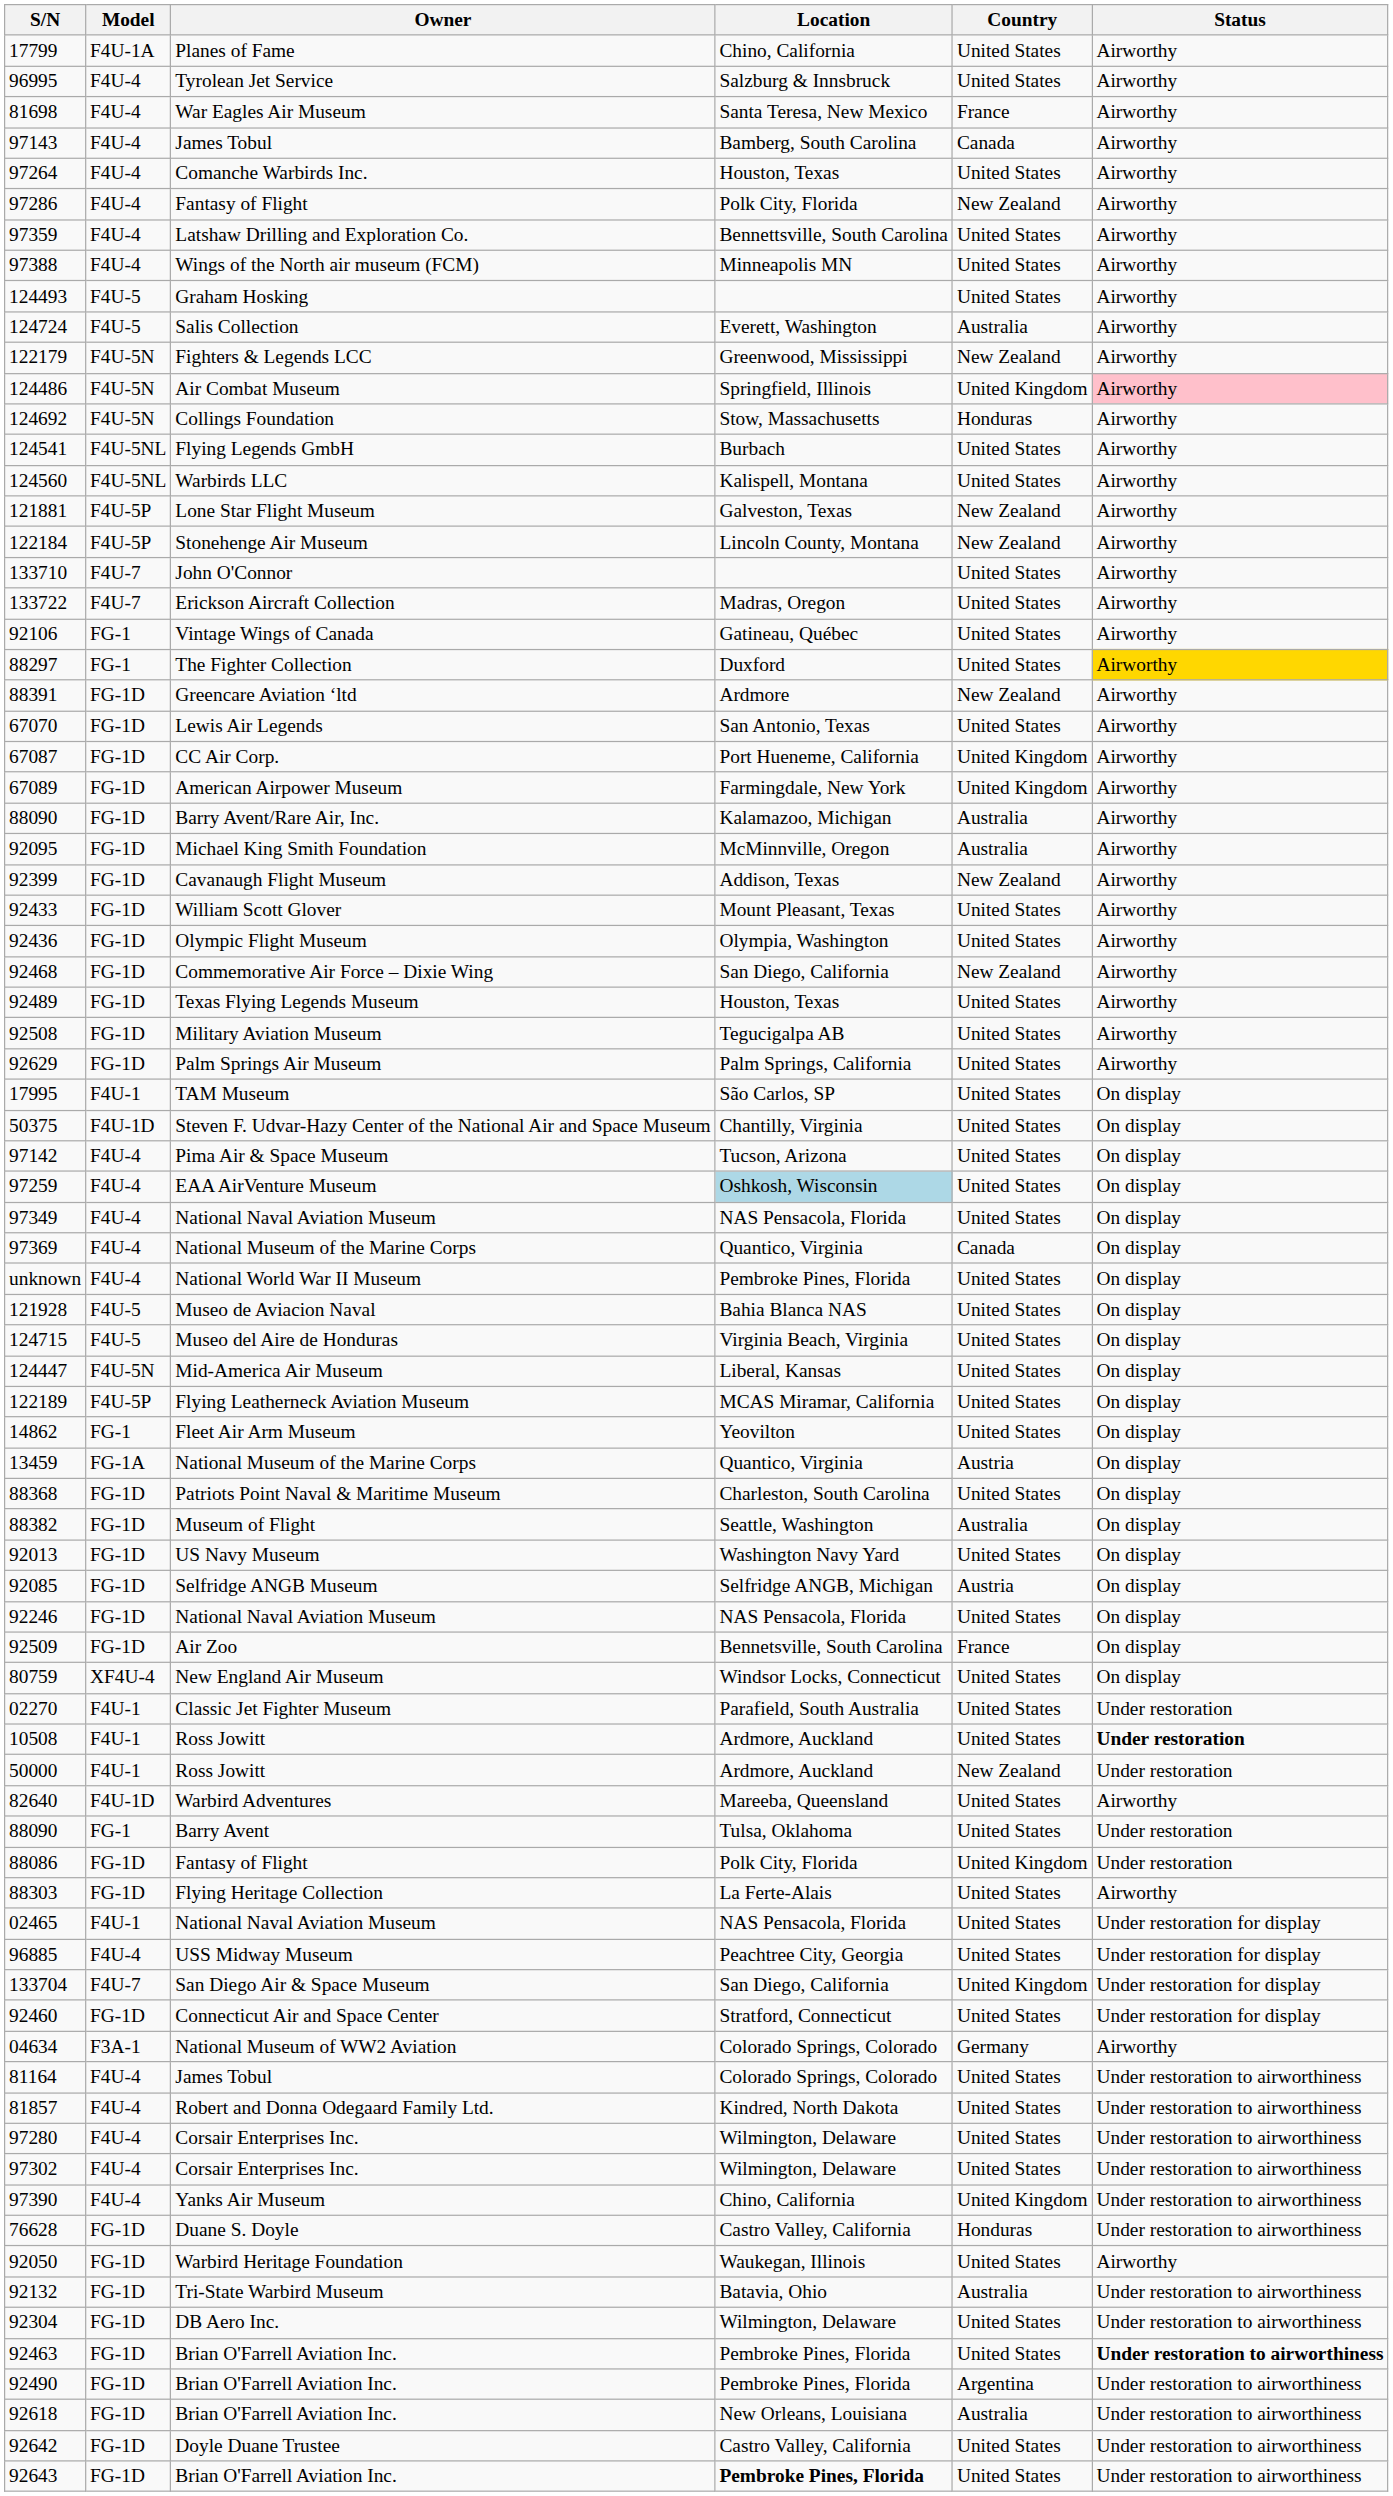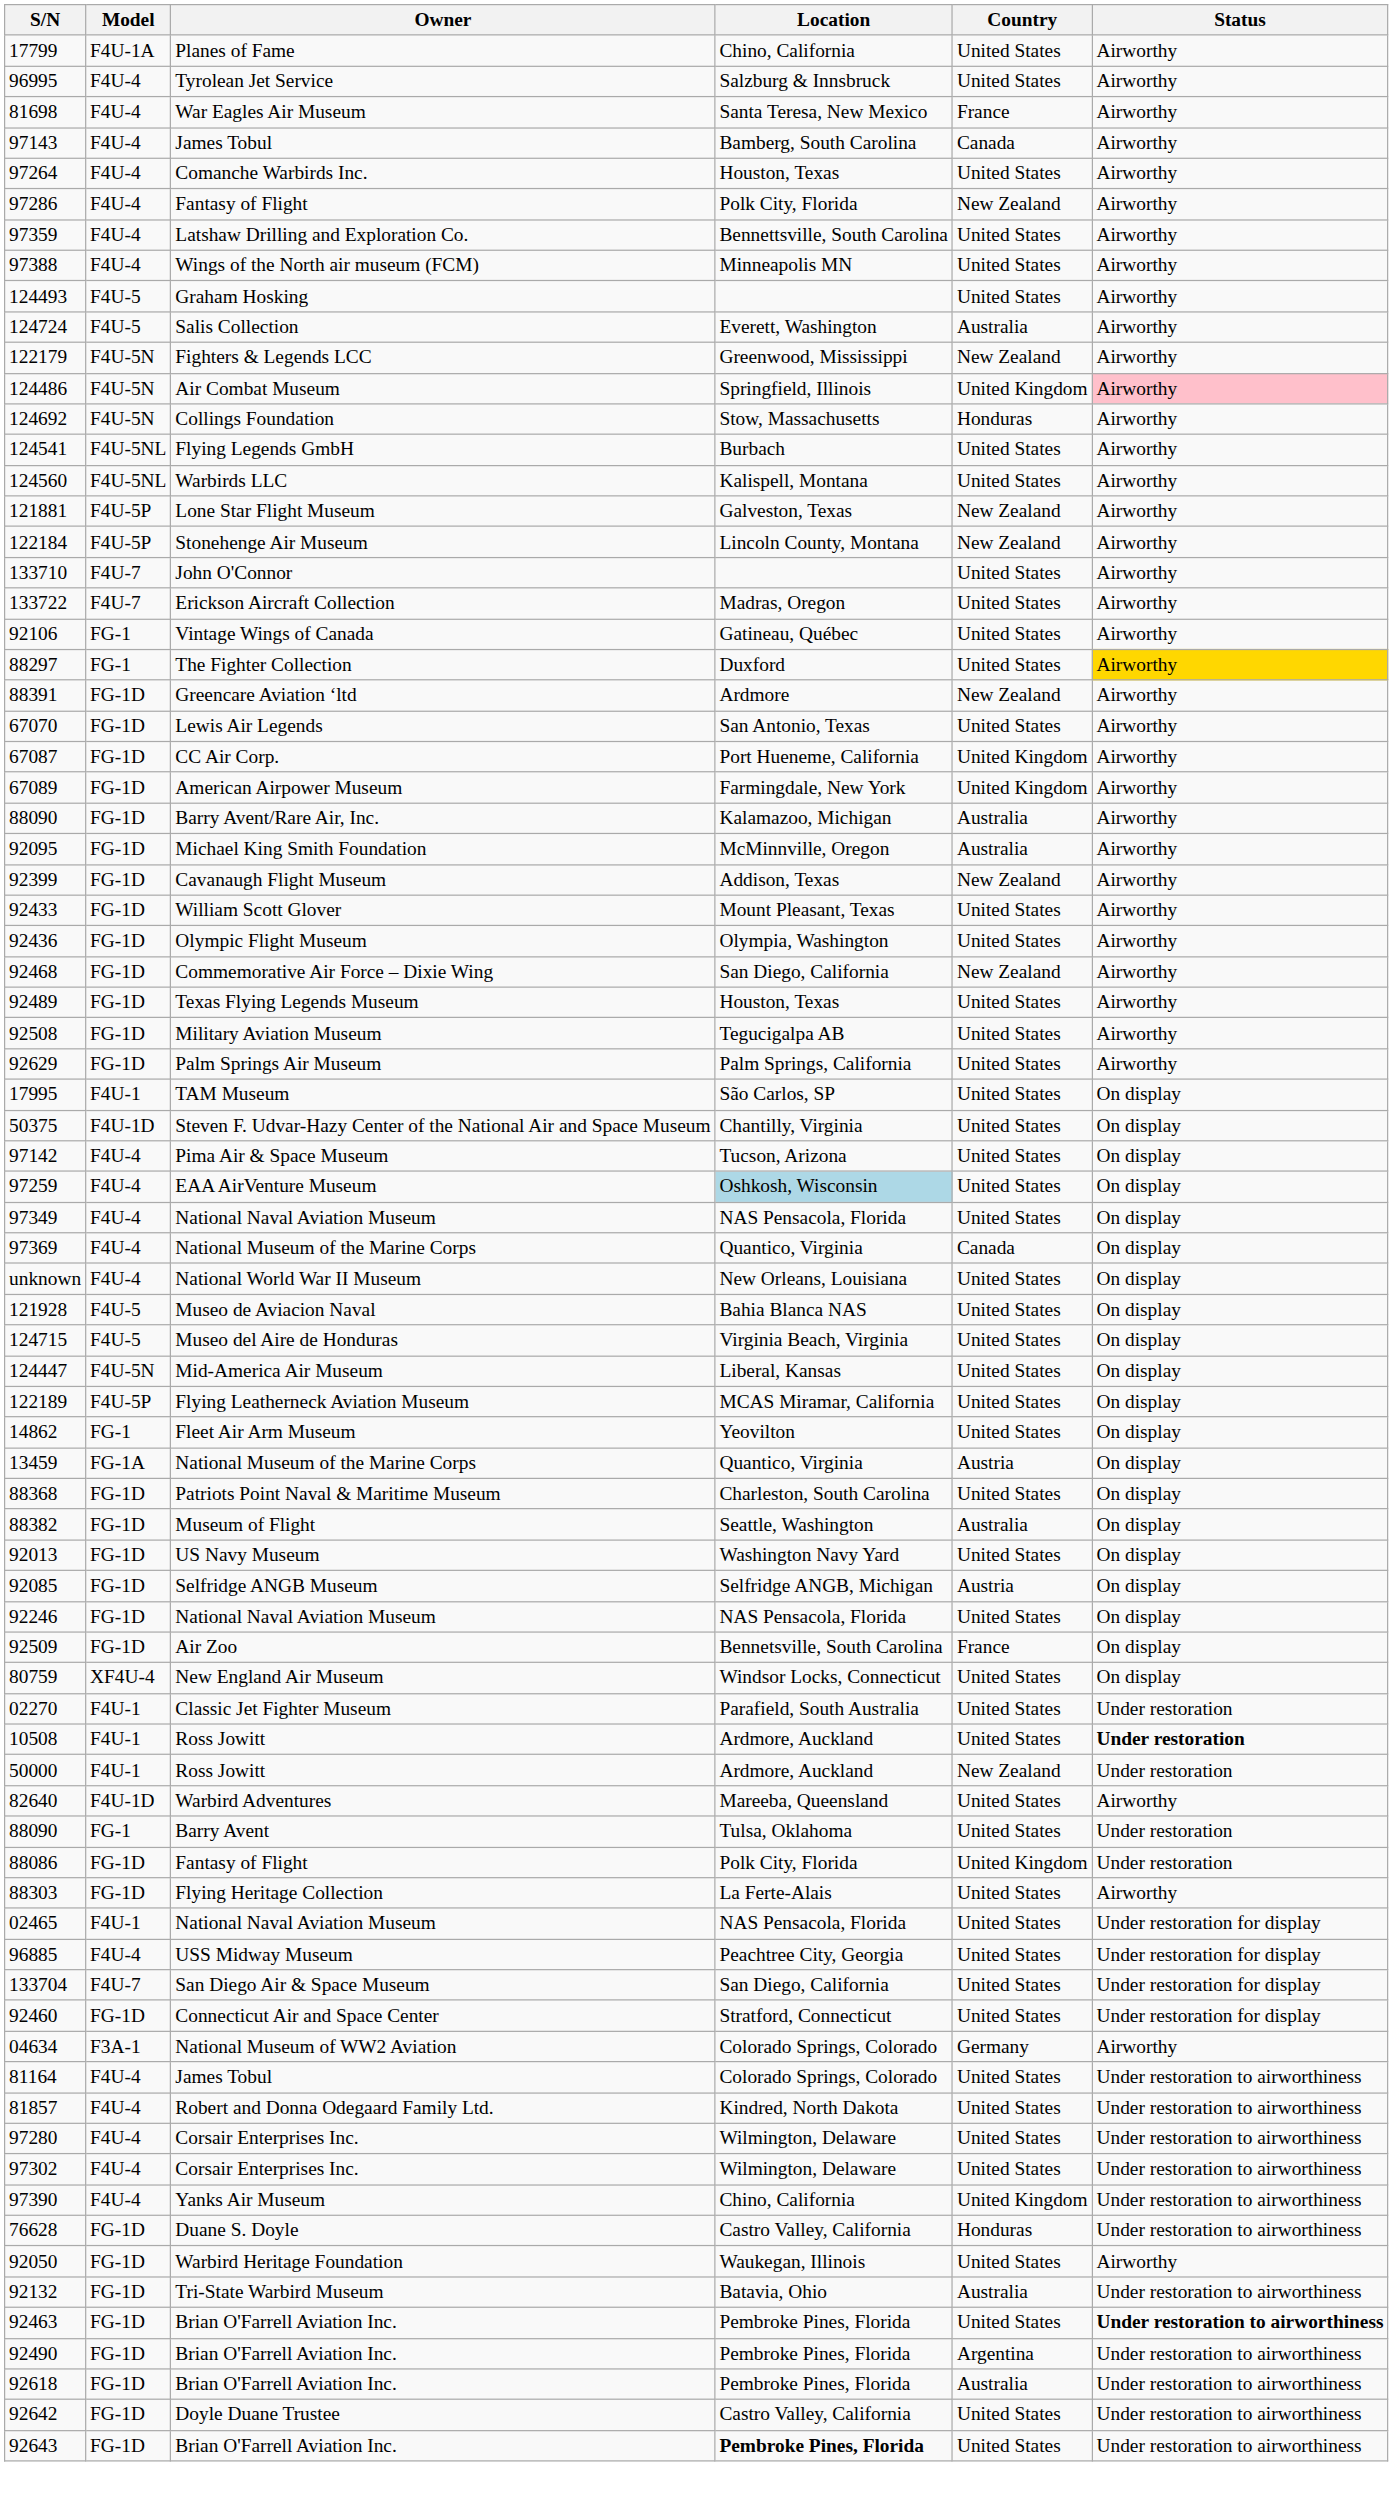(815, 1278) Pembroke Pines, Florida -> (813, 1278) New Orleans, Louisiana
(1022, 1984) United Kingdom -> (1009, 1984) United States
- row: (33, 2322)
(813, 2414) New Orleans, Louisiana -> (815, 2384) Pembroke Pines, Florida
